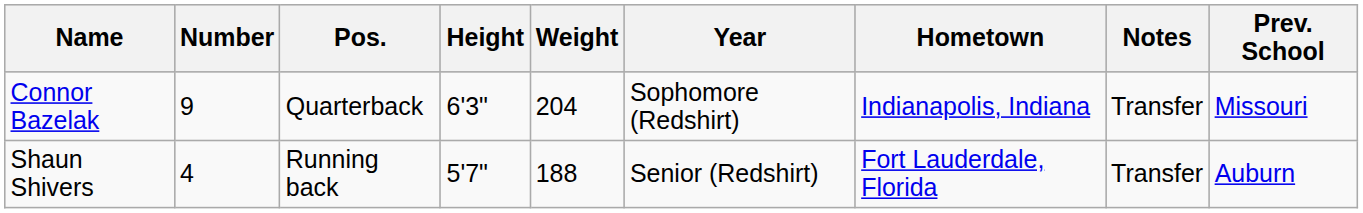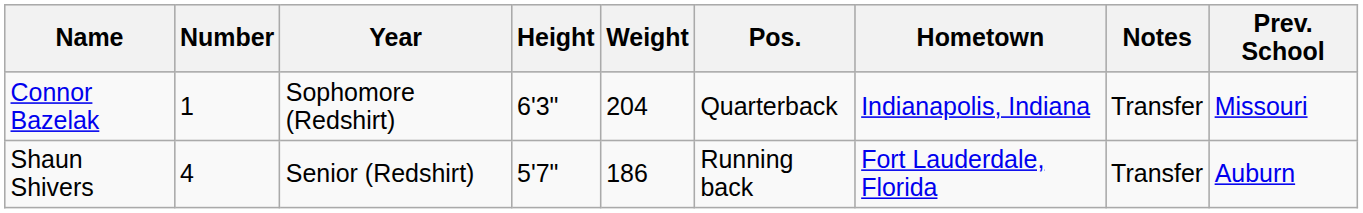columns swapped: (360, 38) <-> (740, 38)
(187, 105) 9 -> (187, 105) 1
(557, 173) 188 -> (627, 173) 186
